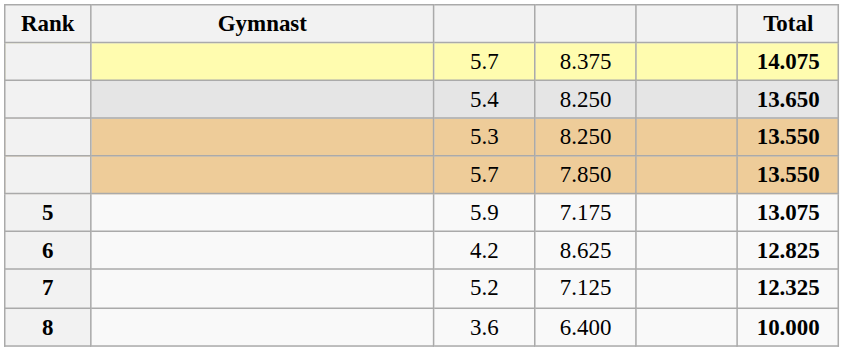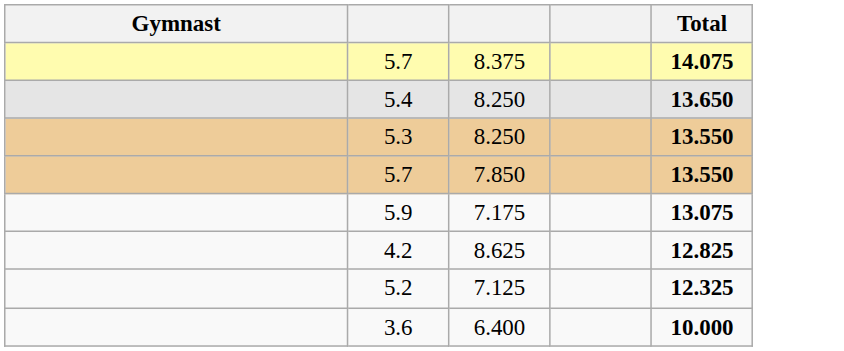- column: (48, 23)
